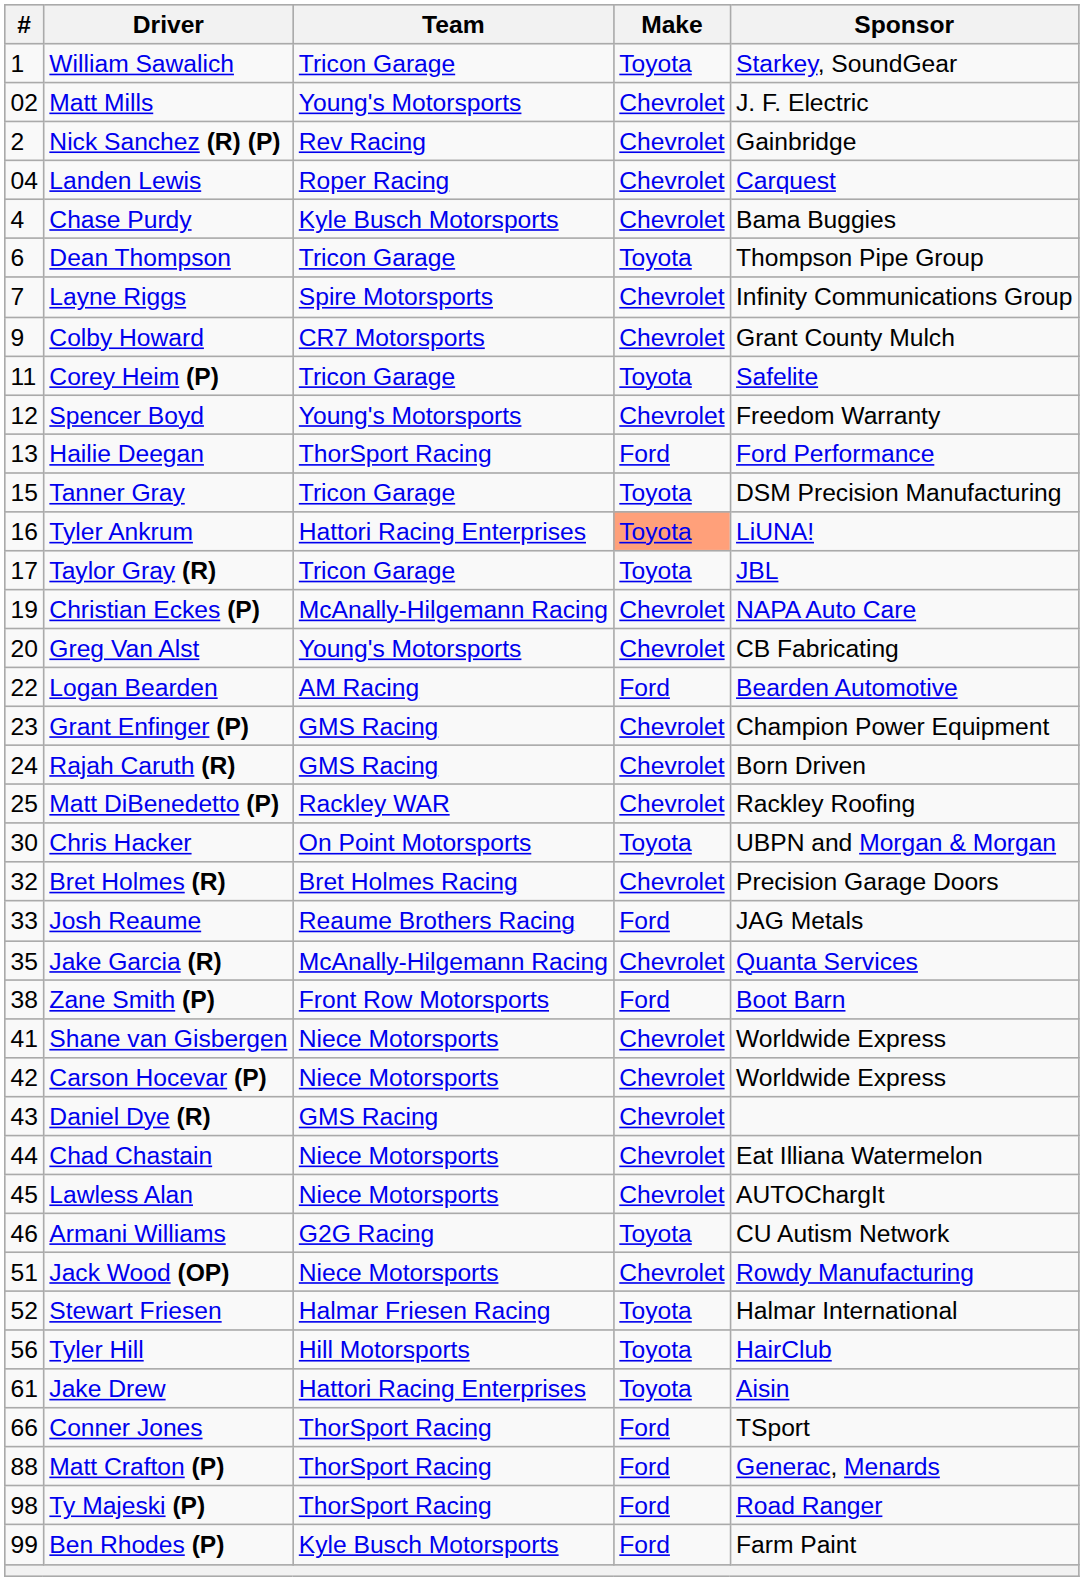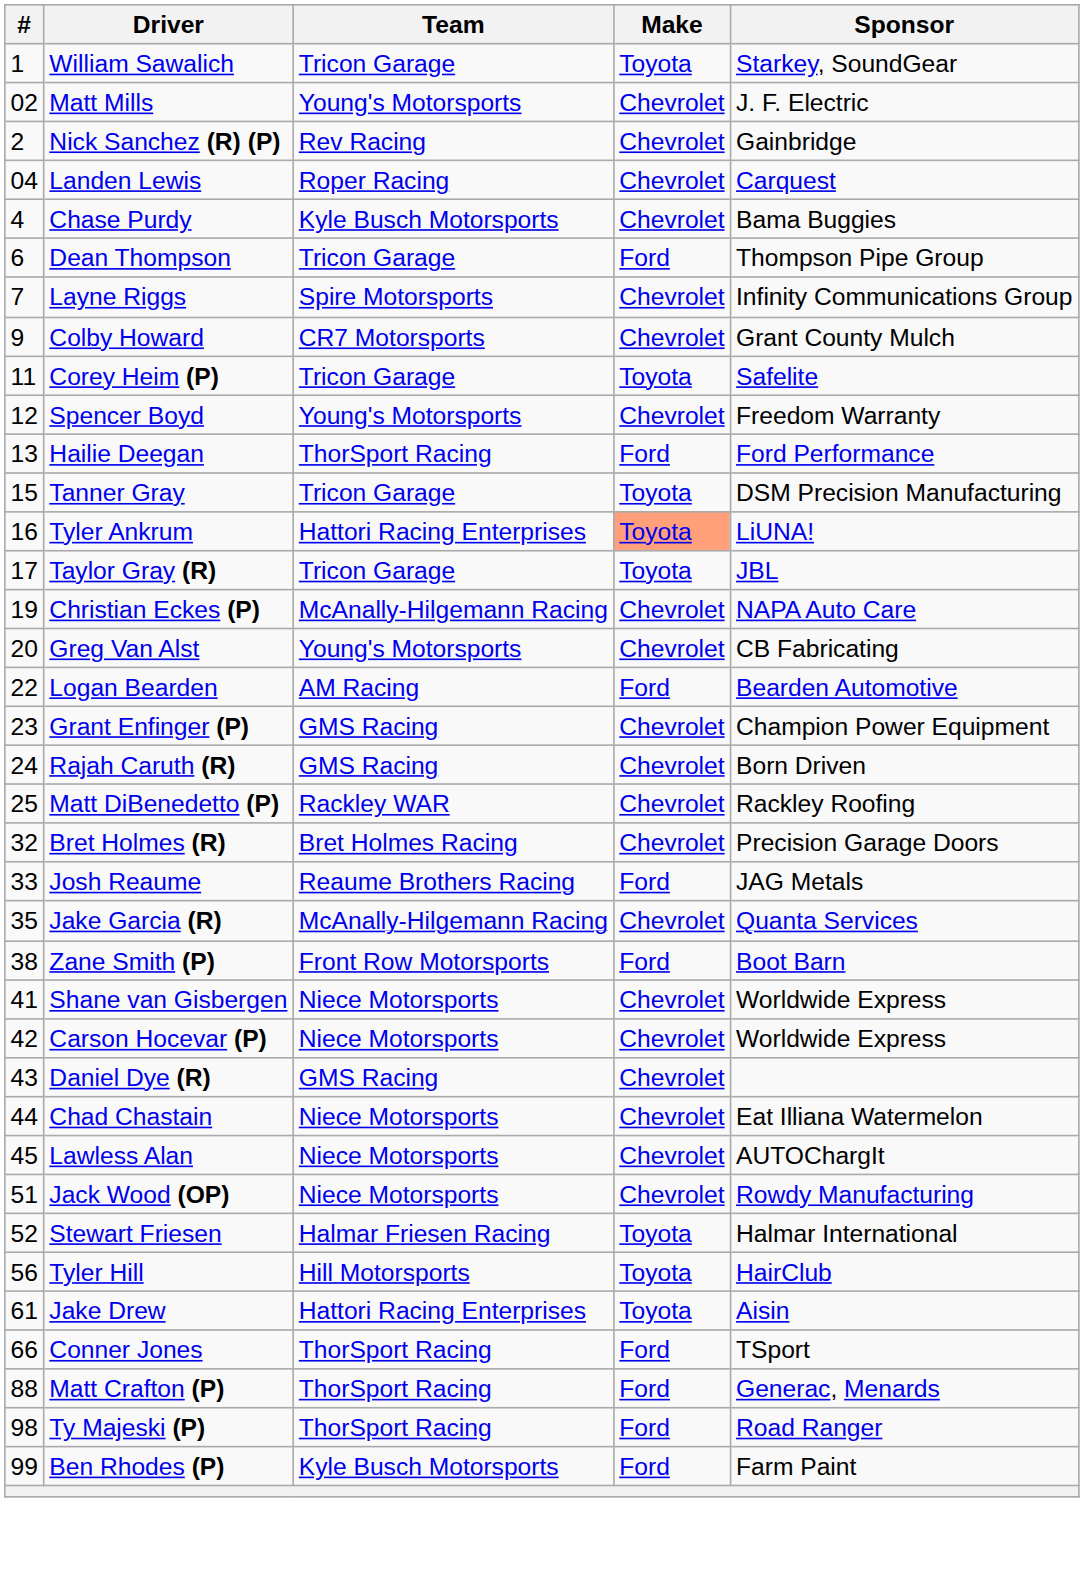(656, 258) Toyota -> (645, 258) Ford
- row: (120, 843)
- row: (138, 1233)
